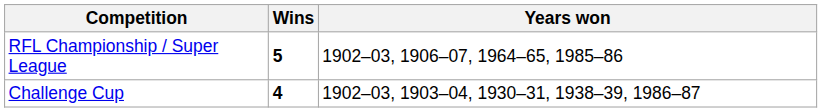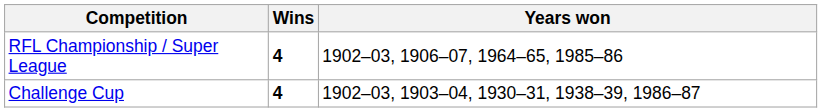(278, 55) 5 -> (278, 55) 4
